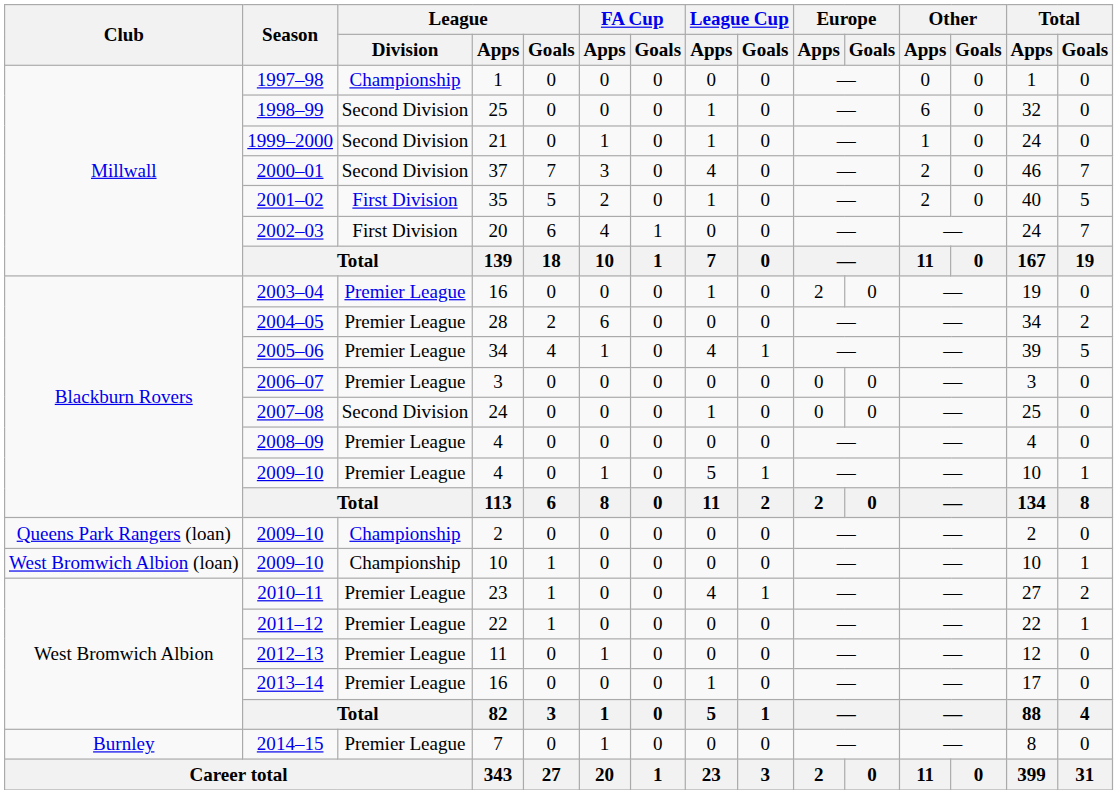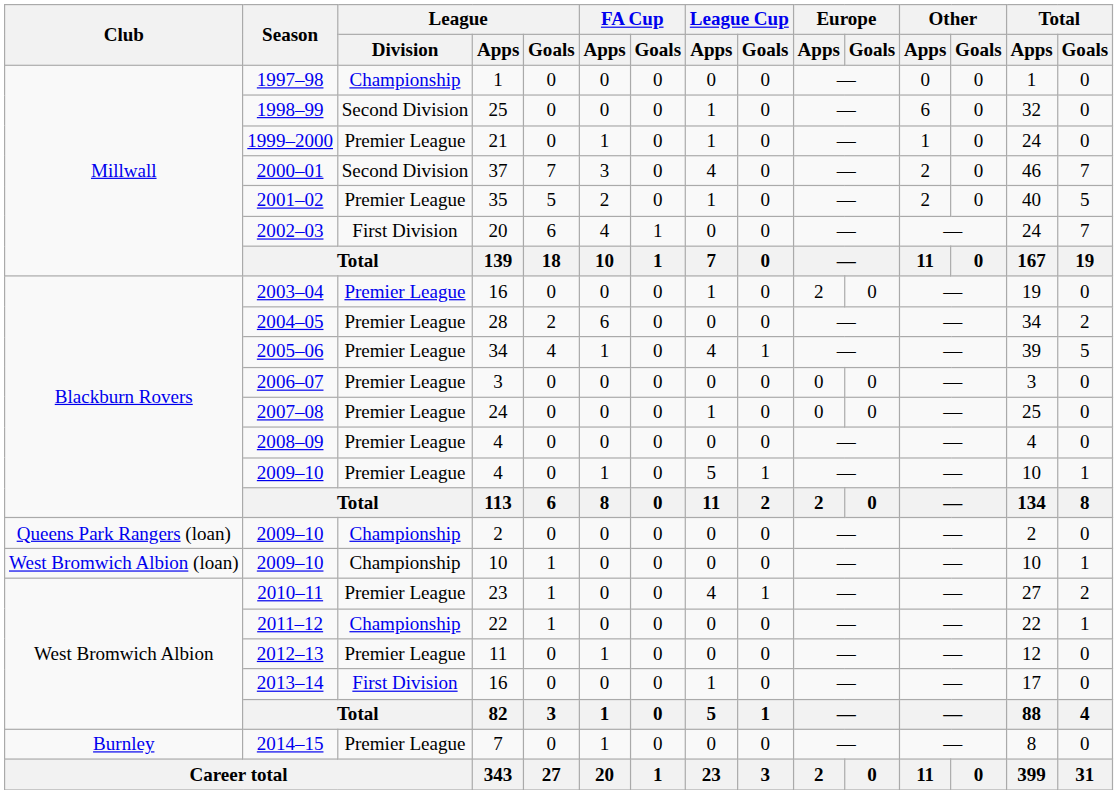(405, 140) Second Division -> (405, 140) Premier League
(405, 200) First Division -> (405, 200) Premier League
(405, 412) Second Division -> (405, 412) Premier League
(405, 623) Premier League -> (405, 623) Championship
(405, 683) Premier League -> (405, 683) First Division
